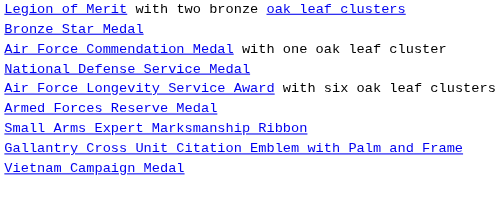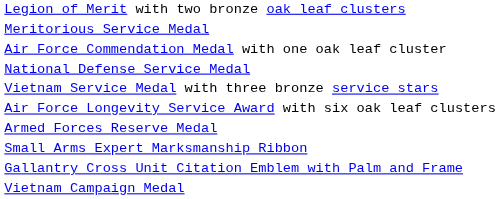- row: (74, 29)
+ row: (107, 29)
+ row: (221, 89)
